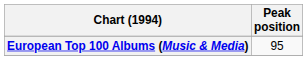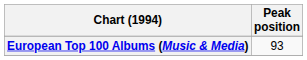(277, 45) 95 -> (277, 45) 93
